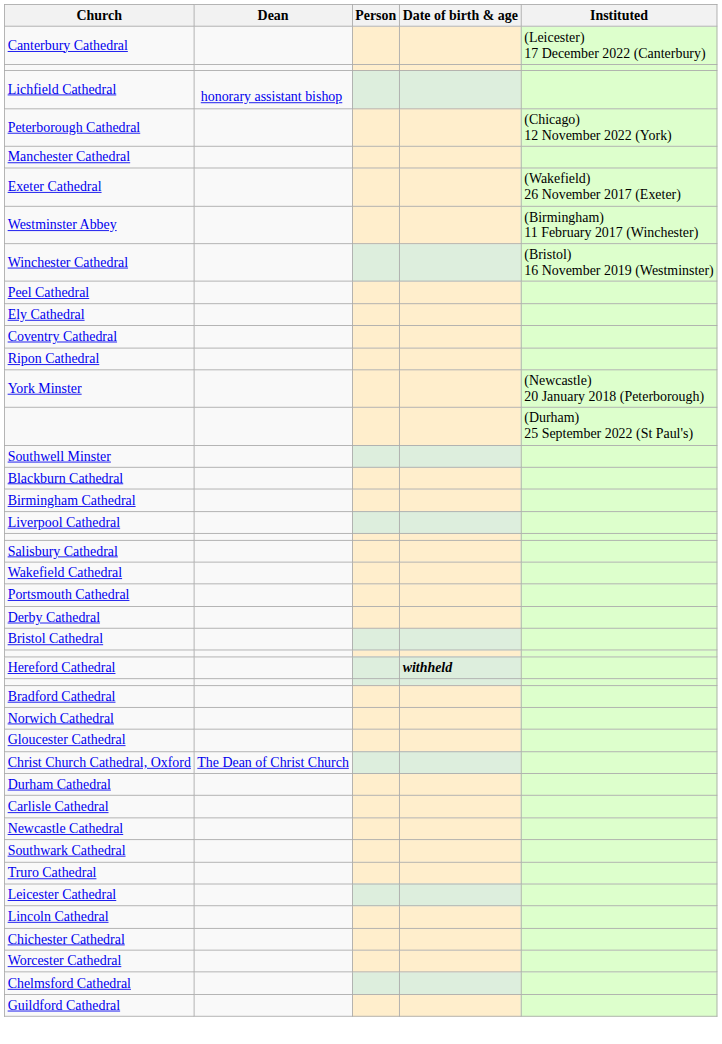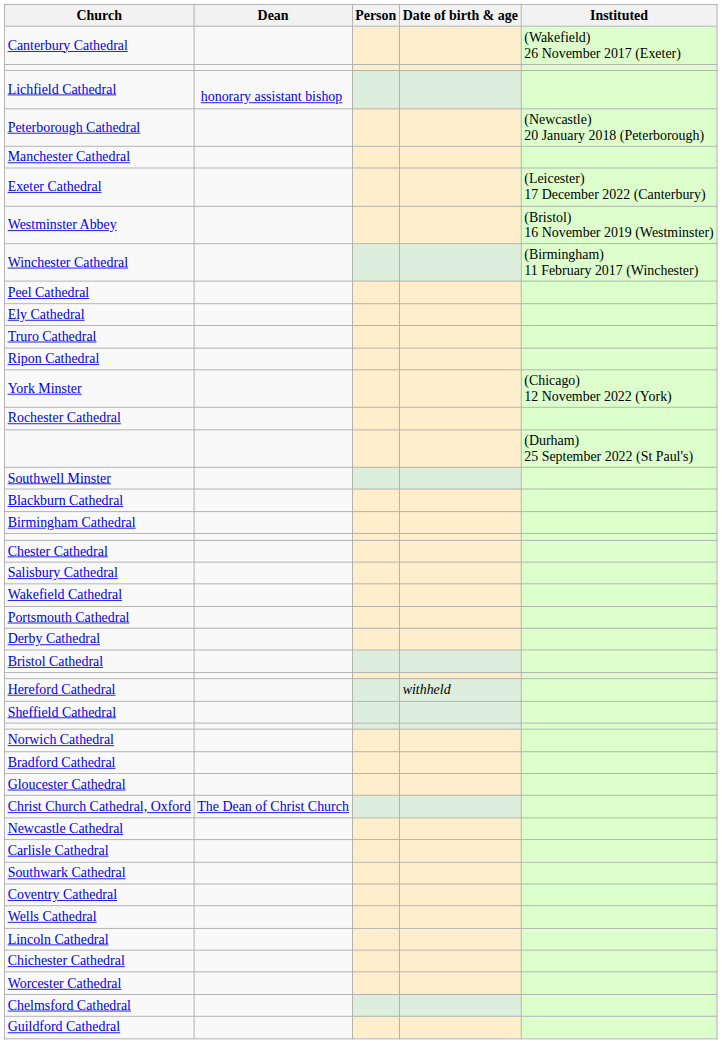(615, 45) (Leicester) 17 December 2022 (Canterbury) -> (603, 45) (Wakefield) 26 November 2017 (Exeter)
(598, 127) (Chicago) 12 November 2022 (York) -> (614, 127) (Newcastle) 20 January 2018 (Peterborough)
(603, 187) (Wakefield) 26 November 2017 (Exeter) -> (615, 187) (Leicester) 17 December 2022 (Canterbury)
(611, 224) (Birmingham) 11 February 2017 (Winchester) -> (619, 224) (Bristol) 16 November 2019 (Westminster)
(619, 262) (Bristol) 16 November 2019 (Westminster) -> (611, 262) (Birmingham) 11 February 2017 (Winchester)
rows swapped: (62, 336) <-> (52, 872)
(614, 388) (Newcastle) 20 January 2018 (Peterborough) -> (598, 388) (Chicago) 12 November 2022 (York)
+ row: (64, 418)
- row: (64, 522)
+ row: (58, 551)
(427, 667) bold -> (427, 689) normal
+ row: (62, 711)
rows swapped: (62, 696) <-> (61, 718)
- row: (59, 784)
rows swapped: (58, 806) <-> (65, 828)
- row: (62, 894)
+ row: (52, 917)
